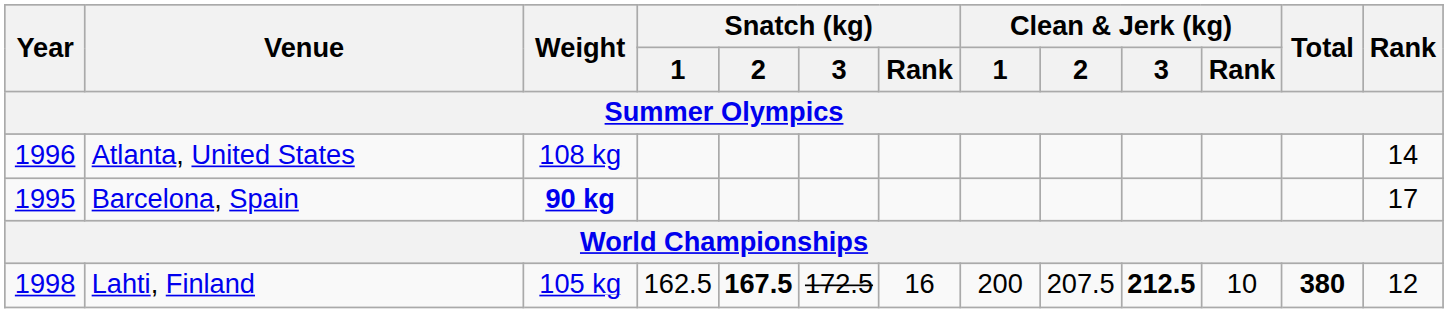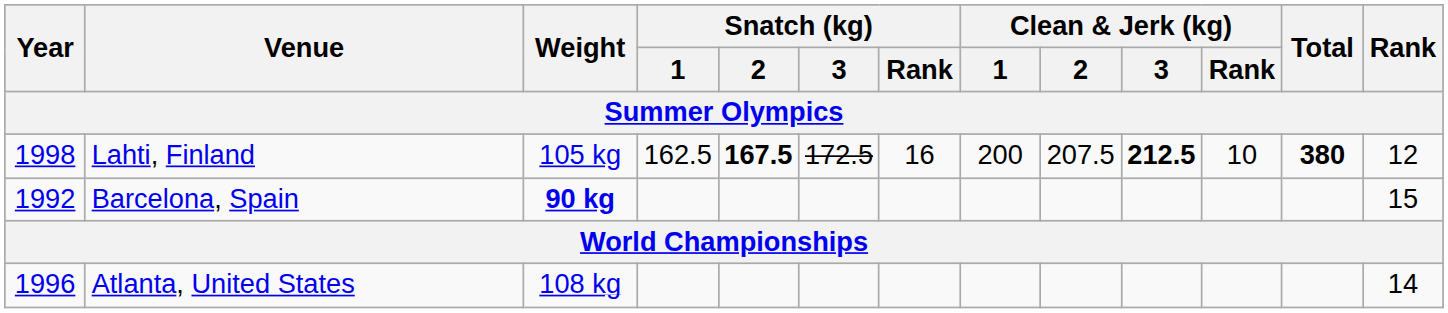rows swapped: (223, 155) <-> (173, 284)
(45, 198) 1995 -> (45, 198) 1992
(1403, 198) 17 -> (1403, 198) 15
